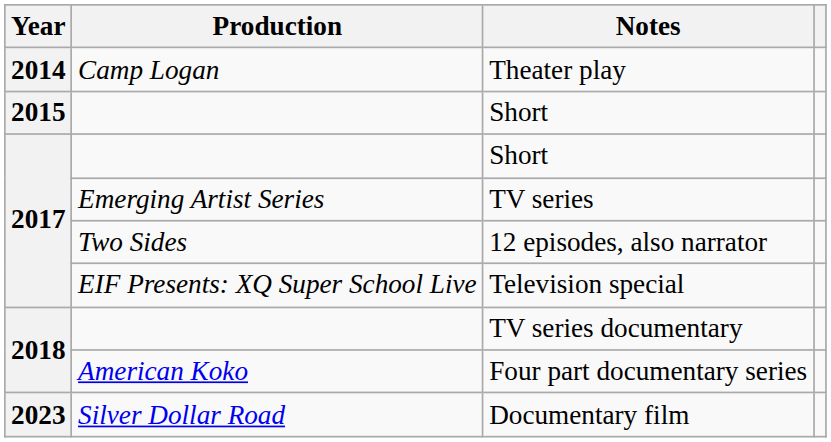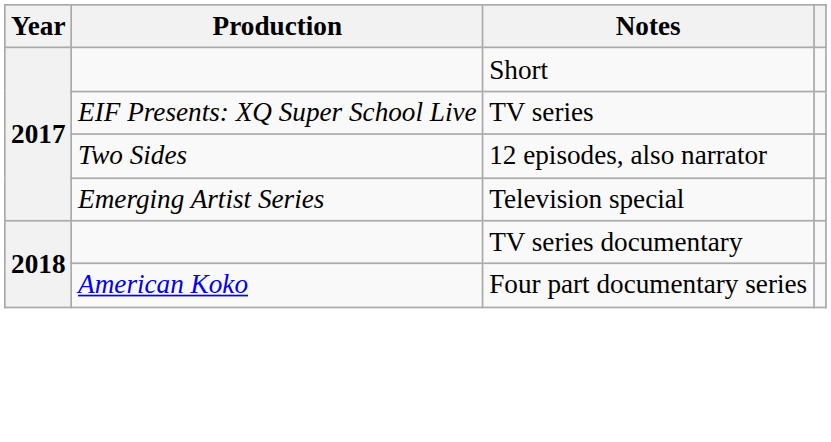- row: (38, 69)
- row: (38, 112)
(201, 198) Emerging Artist Series -> (277, 112) EIF Presents: XQ Super School Live
(277, 284) EIF Presents: XQ Super School Live -> (201, 198) Emerging Artist Series
- row: (38, 414)
